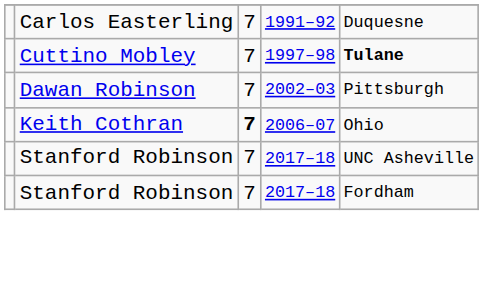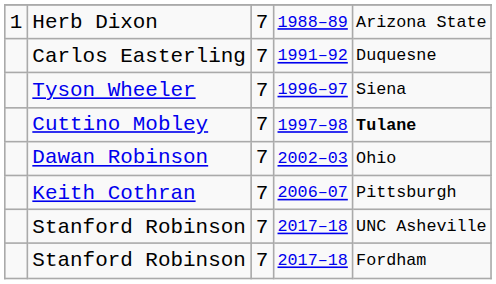+ row: (95, 22)
+ row: (114, 90)
(394, 90) Pittsburgh -> (376, 158) Ohio
(250, 124) bold -> (262, 192) normal
(364, 124) Ohio -> (406, 192) Pittsburgh
